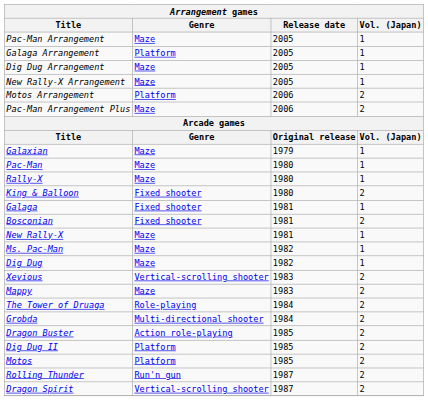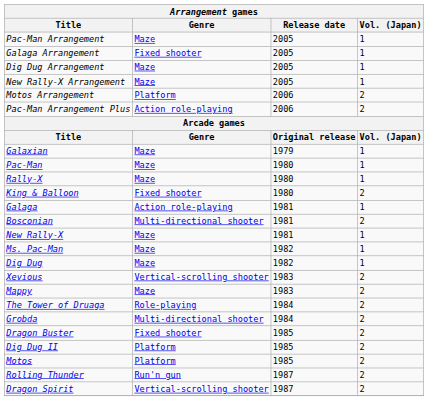(155, 53) Platform -> (168, 53) Fixed shooter
(145, 109) Maze -> (184, 109) Action role-playing
(168, 207) Fixed shooter -> (184, 207) Action role-playing
(168, 221) Fixed shooter -> (199, 221) Multi-directional shooter
(184, 333) Action role-playing -> (168, 333) Fixed shooter
